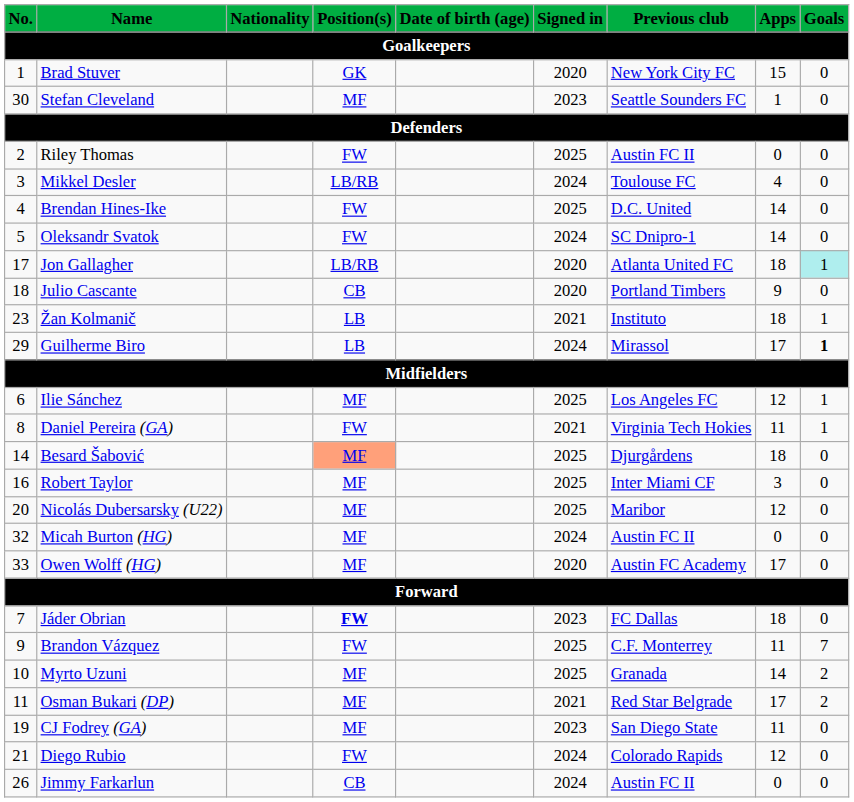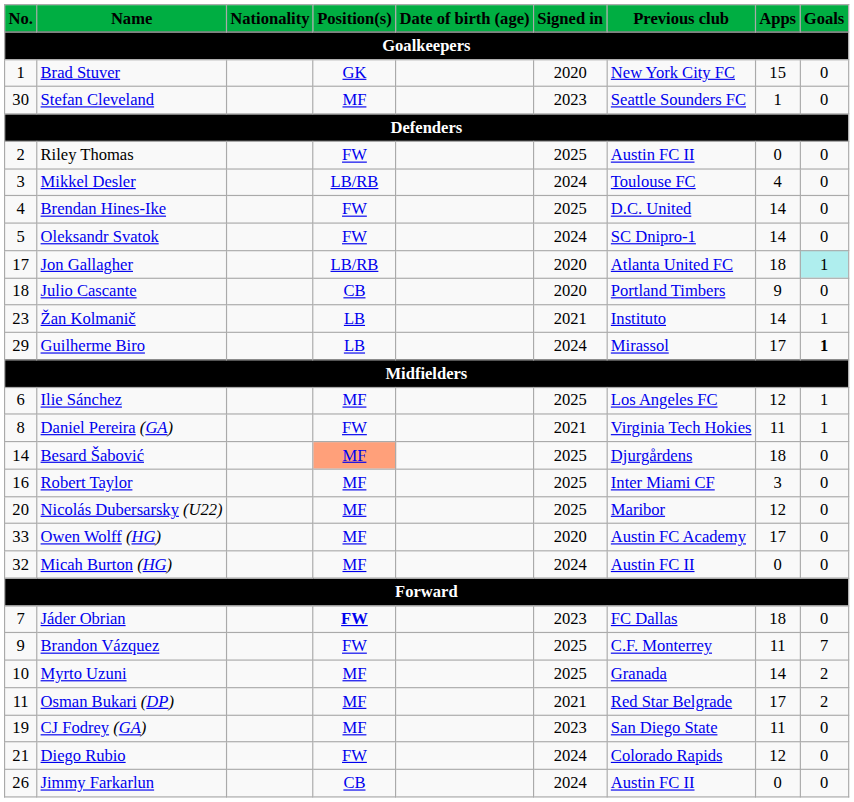(778, 318) 18 -> (778, 318) 14
rows swapped: (106, 537) <-> (101, 564)
